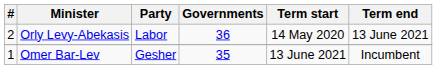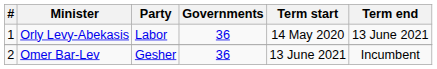(11, 34) 2 -> (11, 34) 1
(11, 54) 1 -> (11, 54) 2
(223, 54) 35 -> (223, 54) 36
